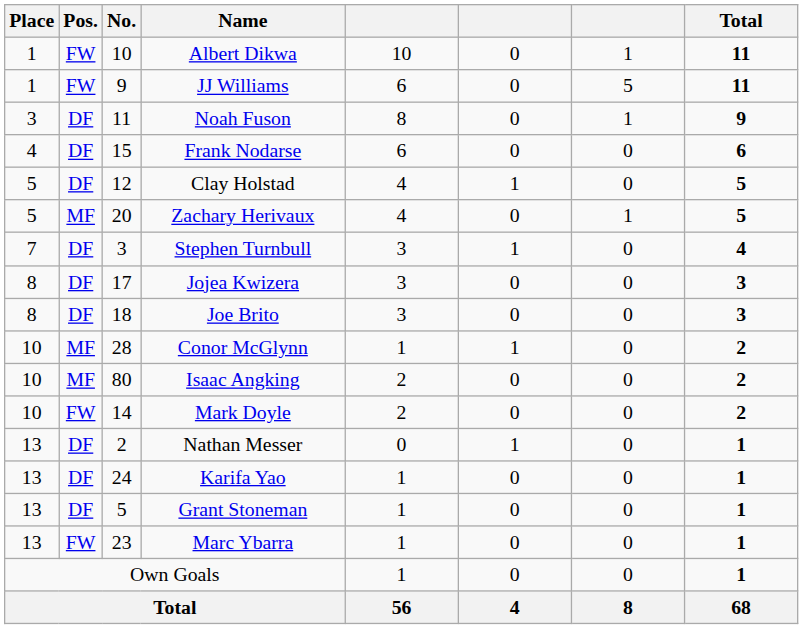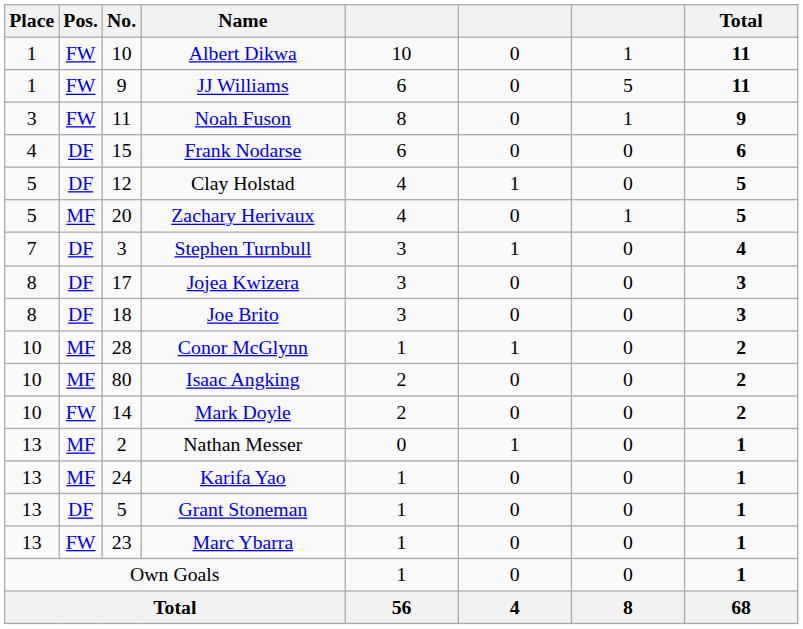(81, 118) DF -> (81, 118) FW
(81, 444) DF -> (81, 444) MF
(81, 477) DF -> (81, 477) MF
